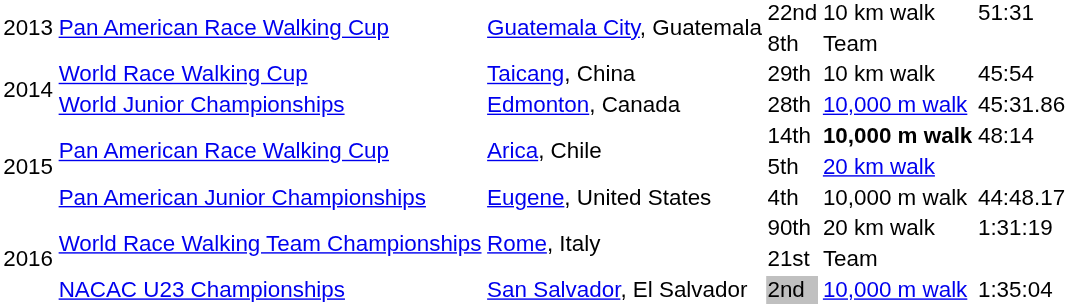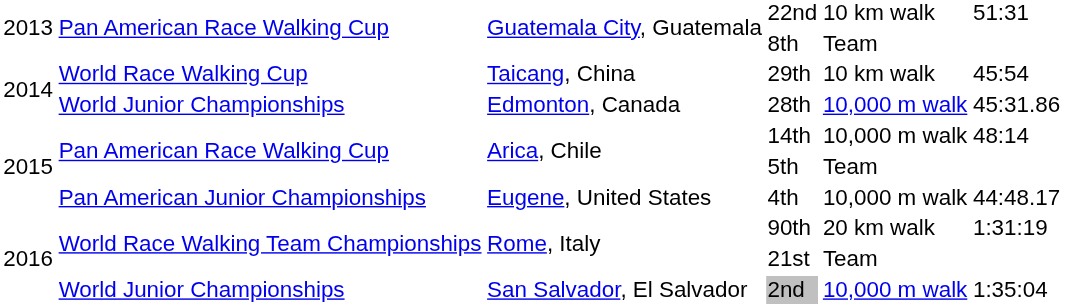(898, 135) bold -> (895, 135) normal
(879, 166) 20 km walk -> (850, 166) Team
(202, 289) NACAC U23 Championships -> (202, 289) World Junior Championships
